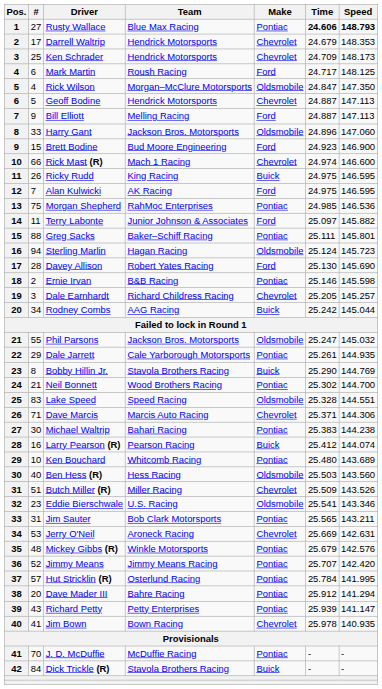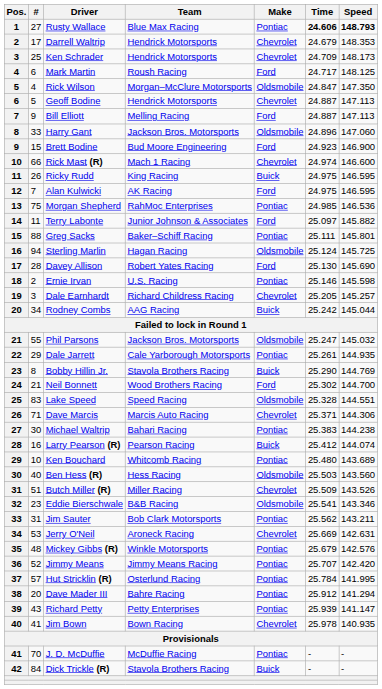(358, 251) 145.723 -> (358, 251) 145.725
(153, 280) B&B Racing -> (153, 280) U.S. Racing
(272, 385) Pontiac -> (266, 385) Ford
(153, 504) U.S. Racing -> (153, 504) B&B Racing
(322, 519) 25.565 -> (322, 519) 25.562
